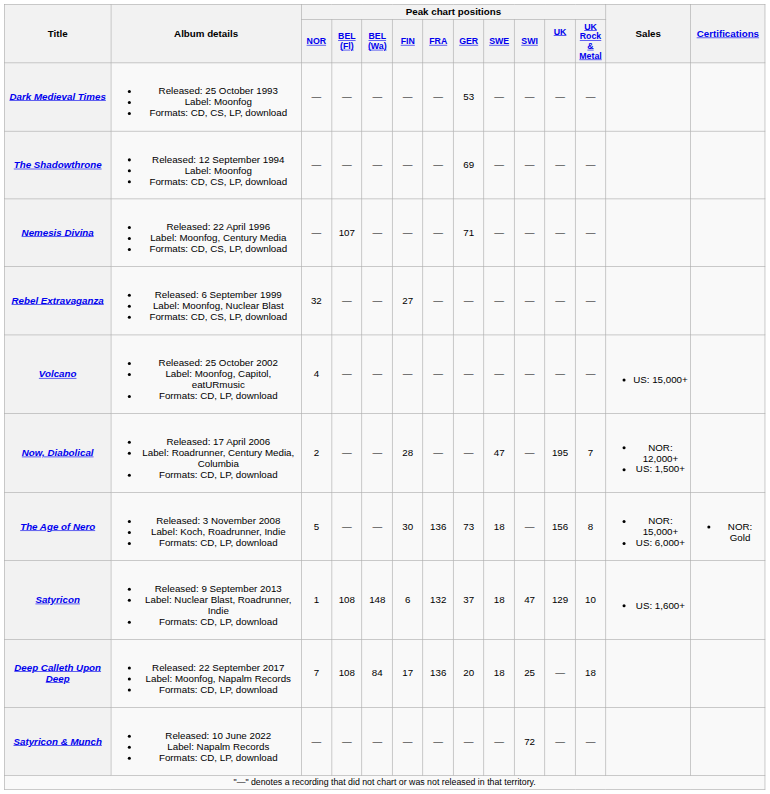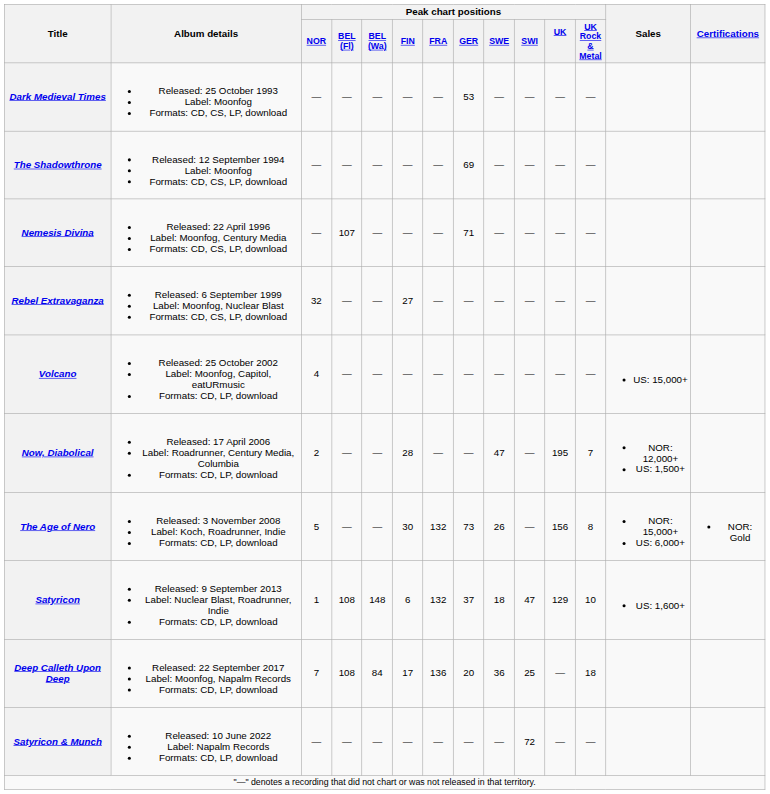(438, 526) 136 -> (438, 526) 132
(499, 526) 18 -> (499, 526) 26
(499, 673) 18 -> (499, 673) 36
